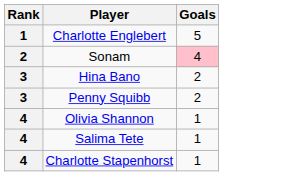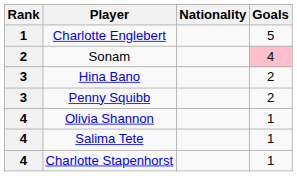+ column: (213, 14)
